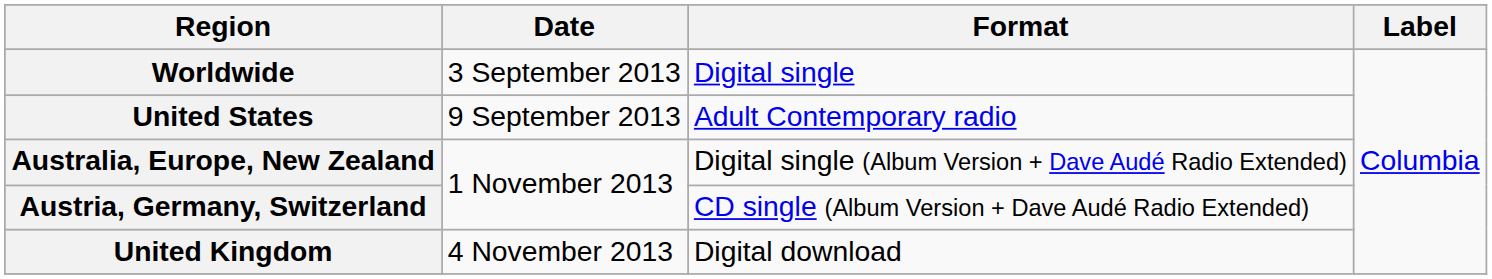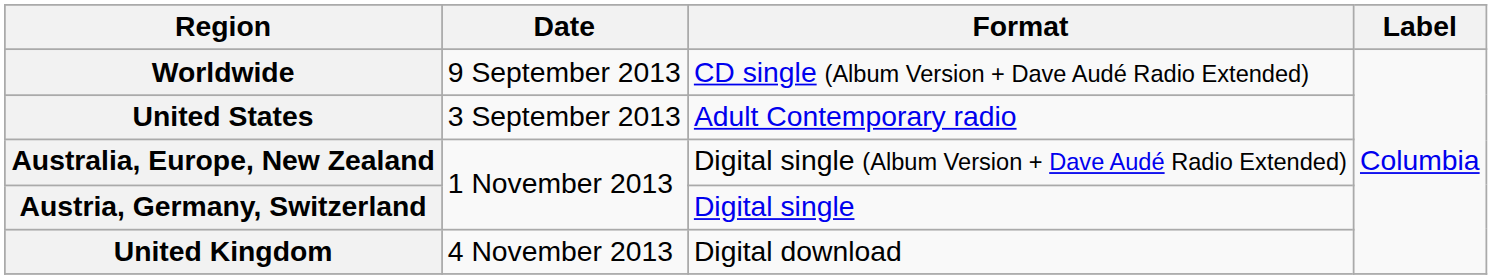(564, 71) 3 September 2013 -> (564, 71) 9 September 2013
(774, 71) Digital single -> (1001, 71) CD single (Album Version + Dave Audé Radio Extended)
(564, 116) 9 September 2013 -> (564, 116) 3 September 2013
(1001, 206) CD single (Album Version + Dave Audé Radio Extended) -> (774, 206) Digital single
